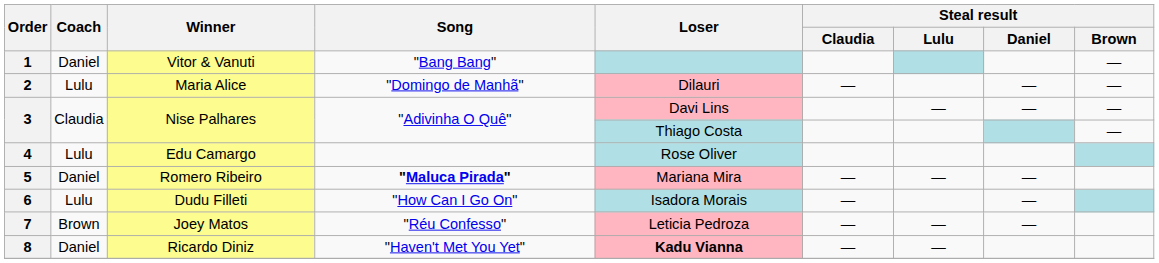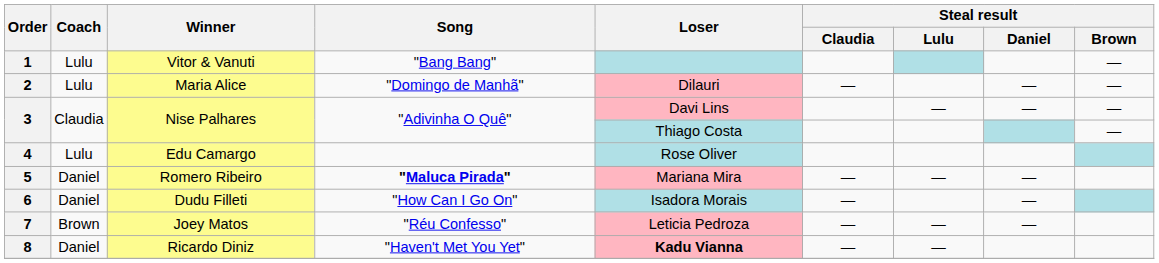(79, 62) Daniel -> (79, 62) Lulu
(79, 200) Lulu -> (79, 200) Daniel
